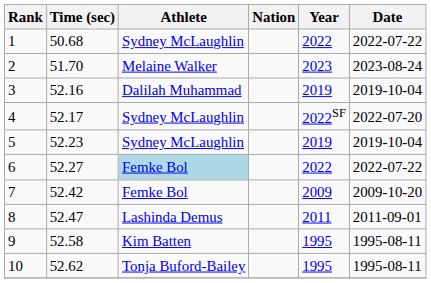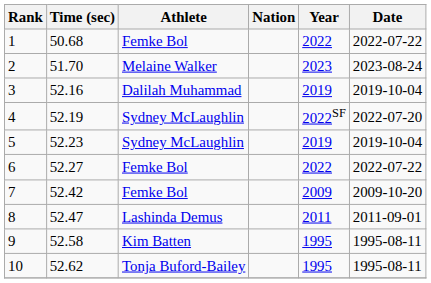(183, 41) Sydney McLaughlin -> (155, 41) Femke Bol
(66, 116) 52.17 -> (66, 116) 52.19
(155, 167) lightblue background -> (155, 167) no background
